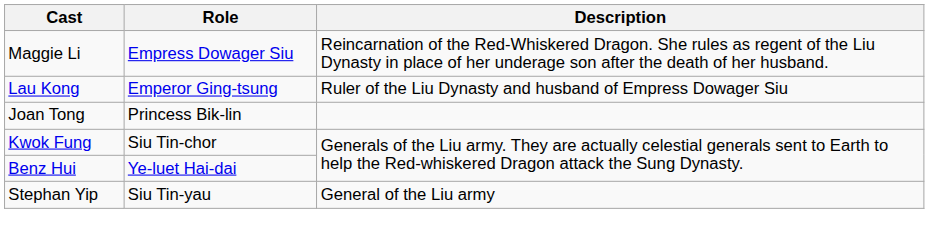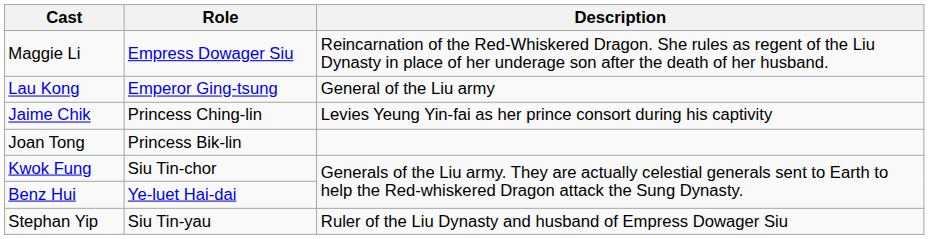(554, 89) Ruler of the Liu Dynasty and husband of Empress Dowager Siu -> (408, 89) General of the Liu army
+ row: (50, 115)
(408, 194) General of the Liu army -> (554, 221) Ruler of the Liu Dynasty and husband of Empress Dowager Siu
